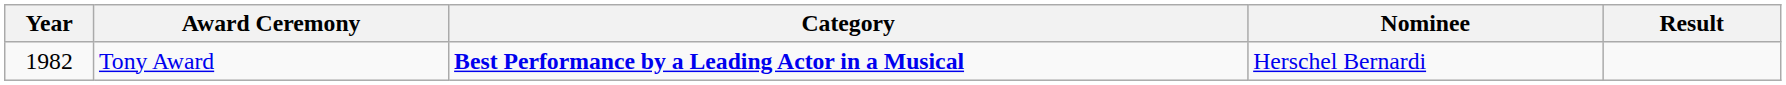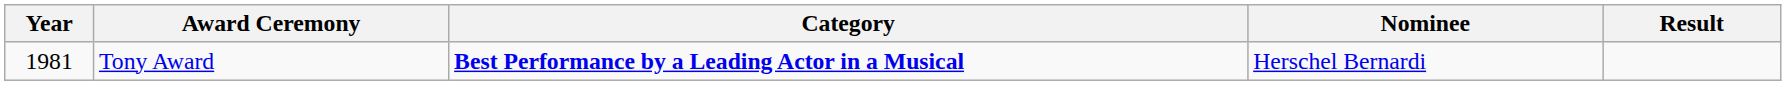(49, 60) 1982 -> (49, 60) 1981
